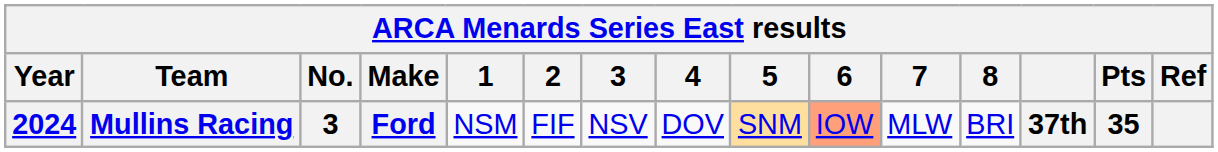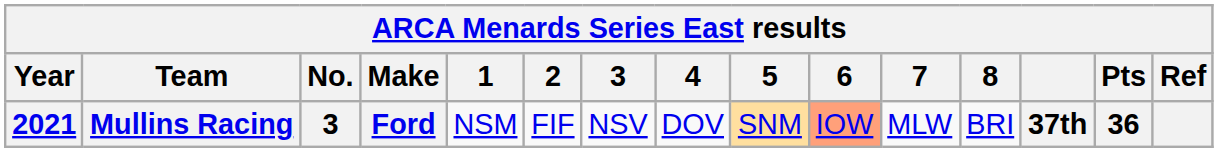(44, 124) 2024 -> (44, 124) 2021
(1124, 124) 35 -> (1124, 124) 36
